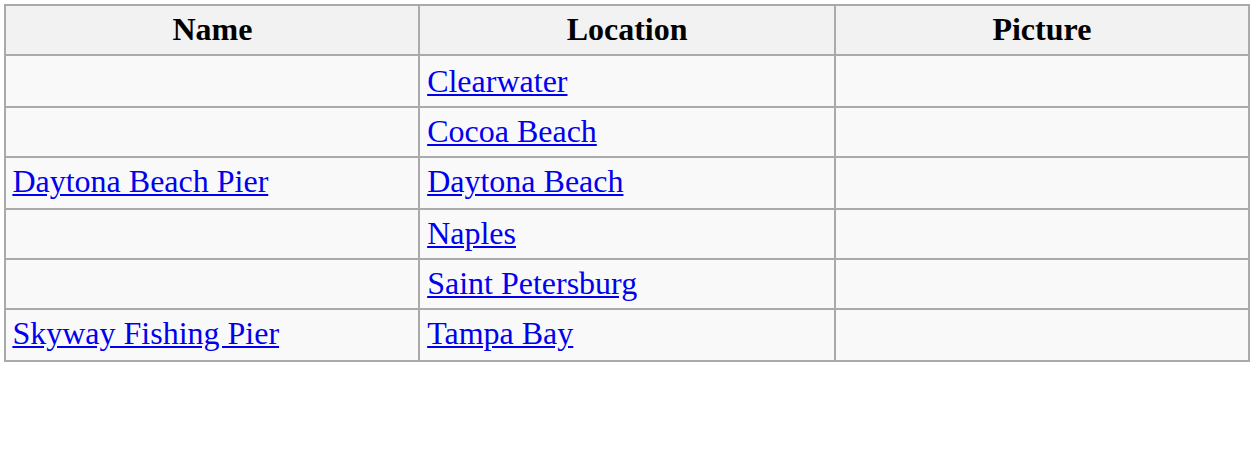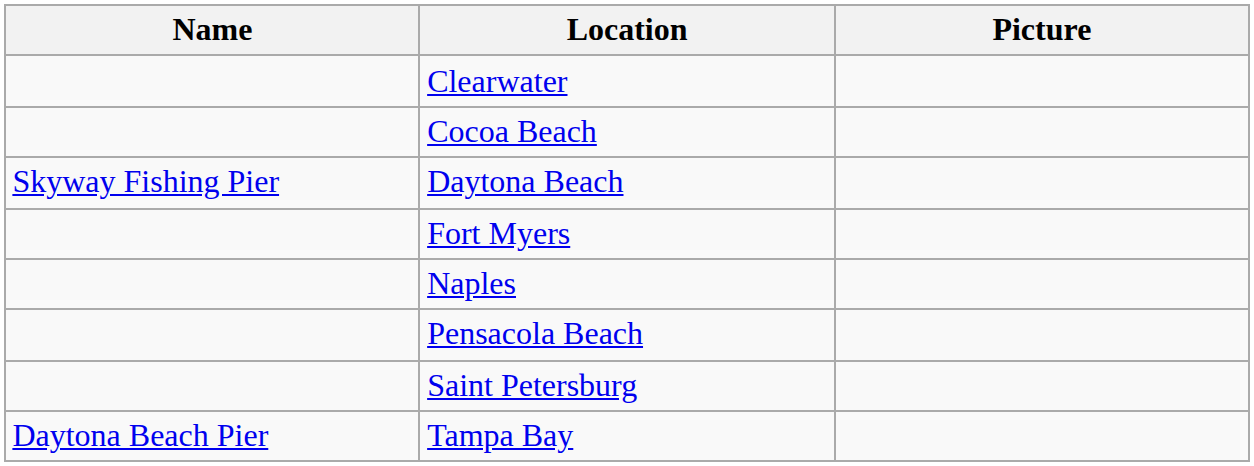(140, 182) Daytona Beach Pier -> (146, 182) Skyway Fishing Pier
+ row: (499, 232)
+ row: (535, 334)
(146, 334) Skyway Fishing Pier -> (140, 435) Daytona Beach Pier
